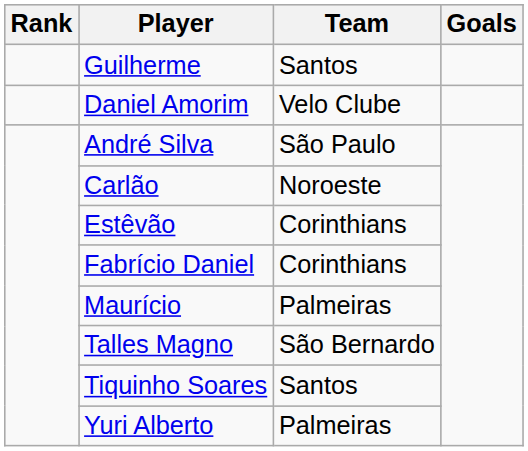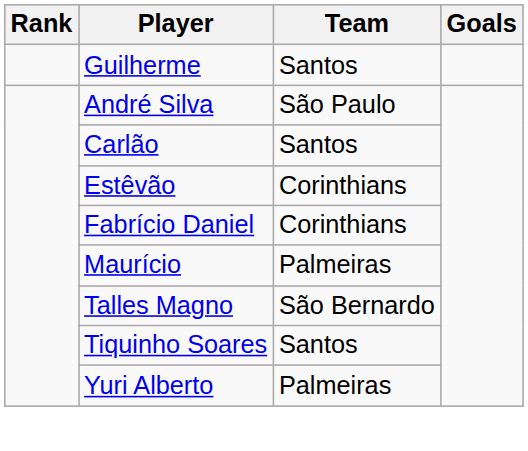- row: (166, 104)
(330, 184) Noroeste -> (318, 144) Santos
